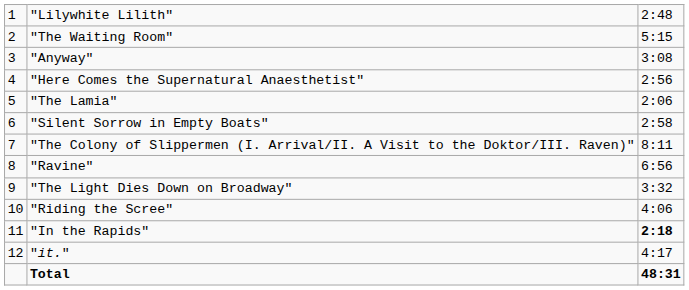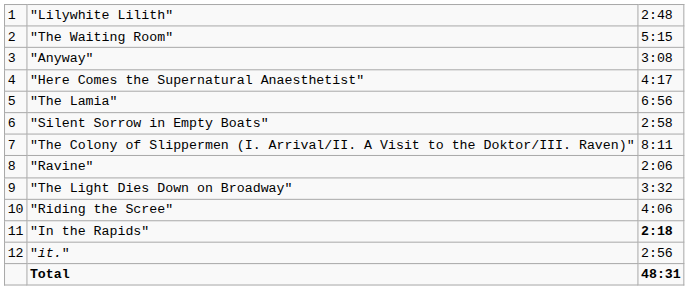(657, 80) 2:56 -> (657, 80) 4:17
(657, 102) 2:06 -> (657, 102) 6:56
(657, 167) 6:56 -> (657, 167) 2:06
(657, 253) 4:17 -> (657, 253) 2:56
